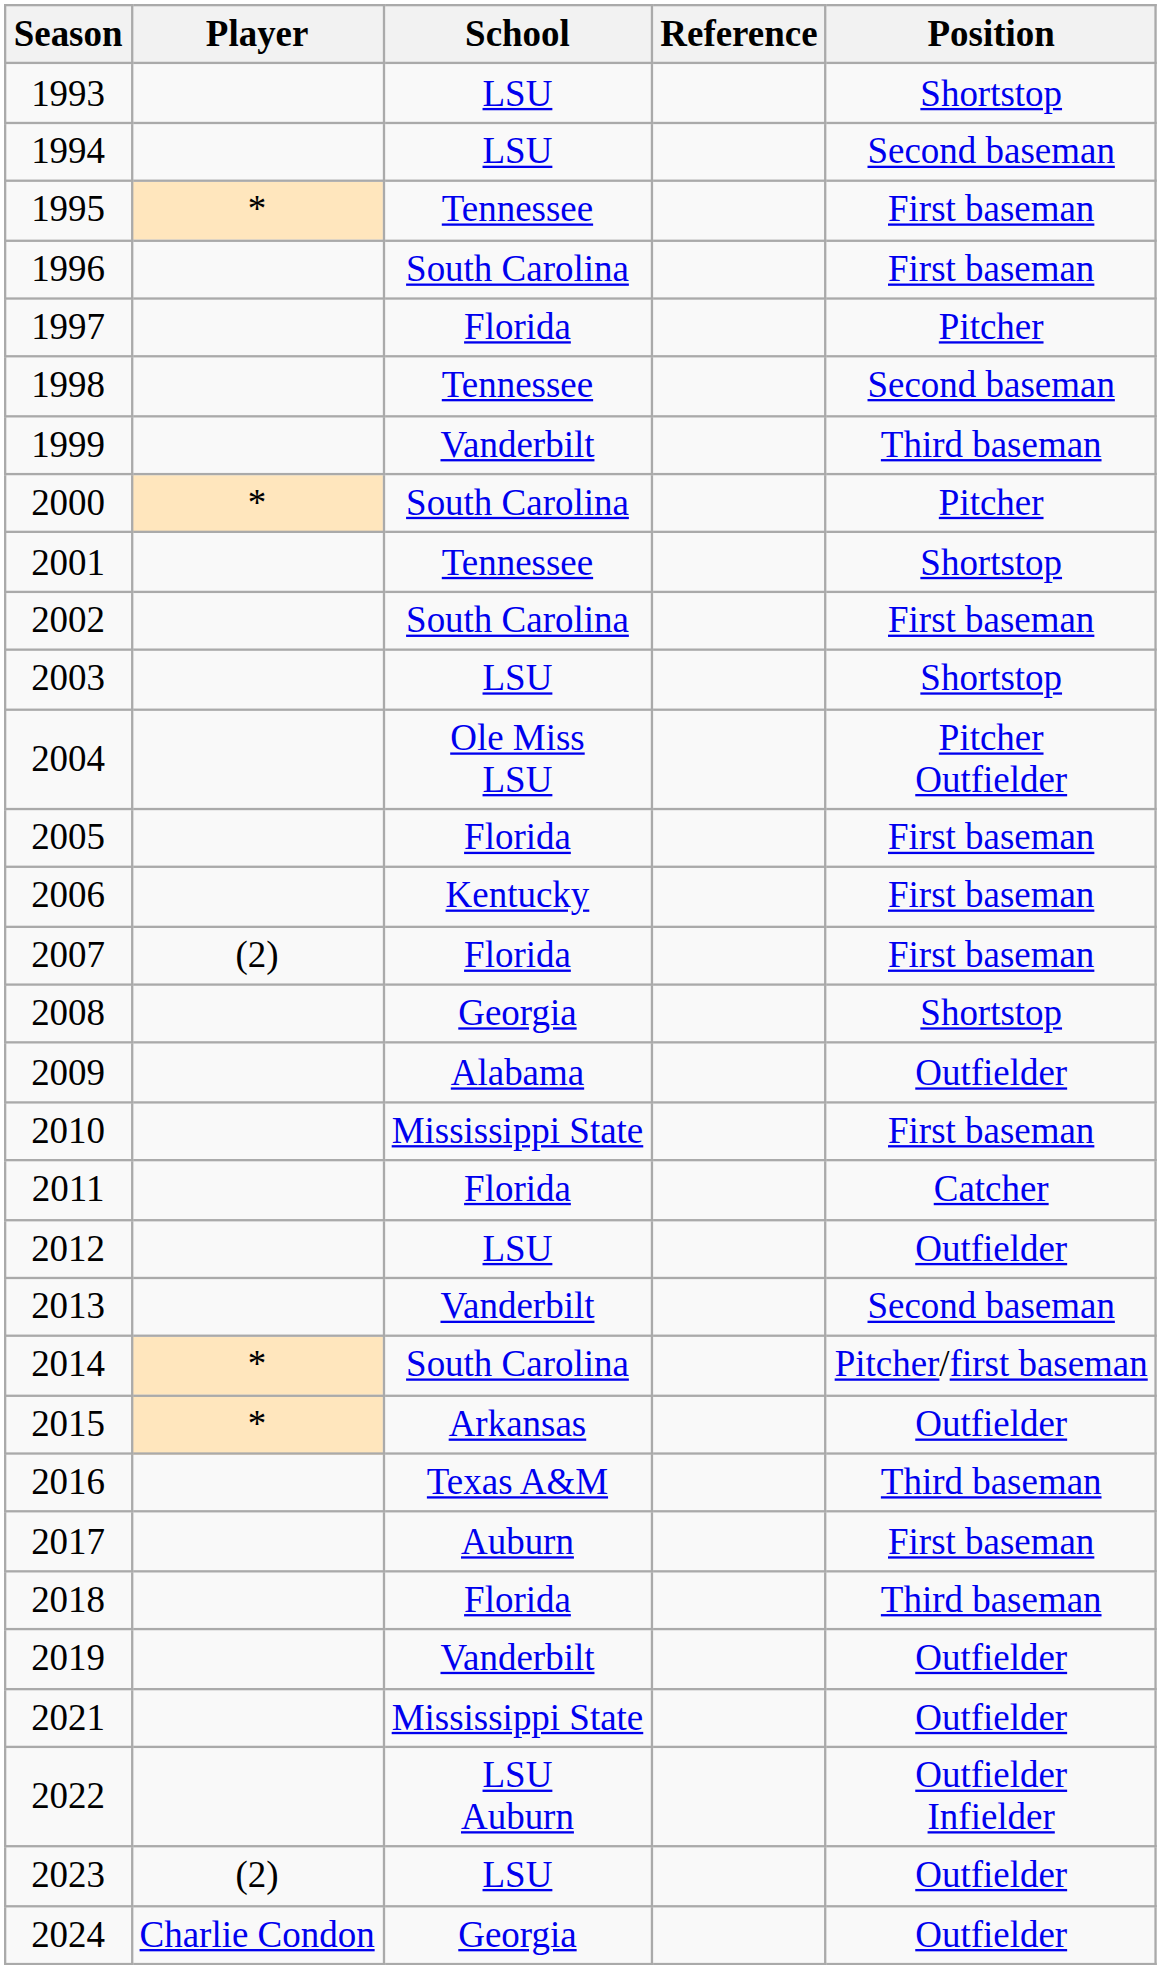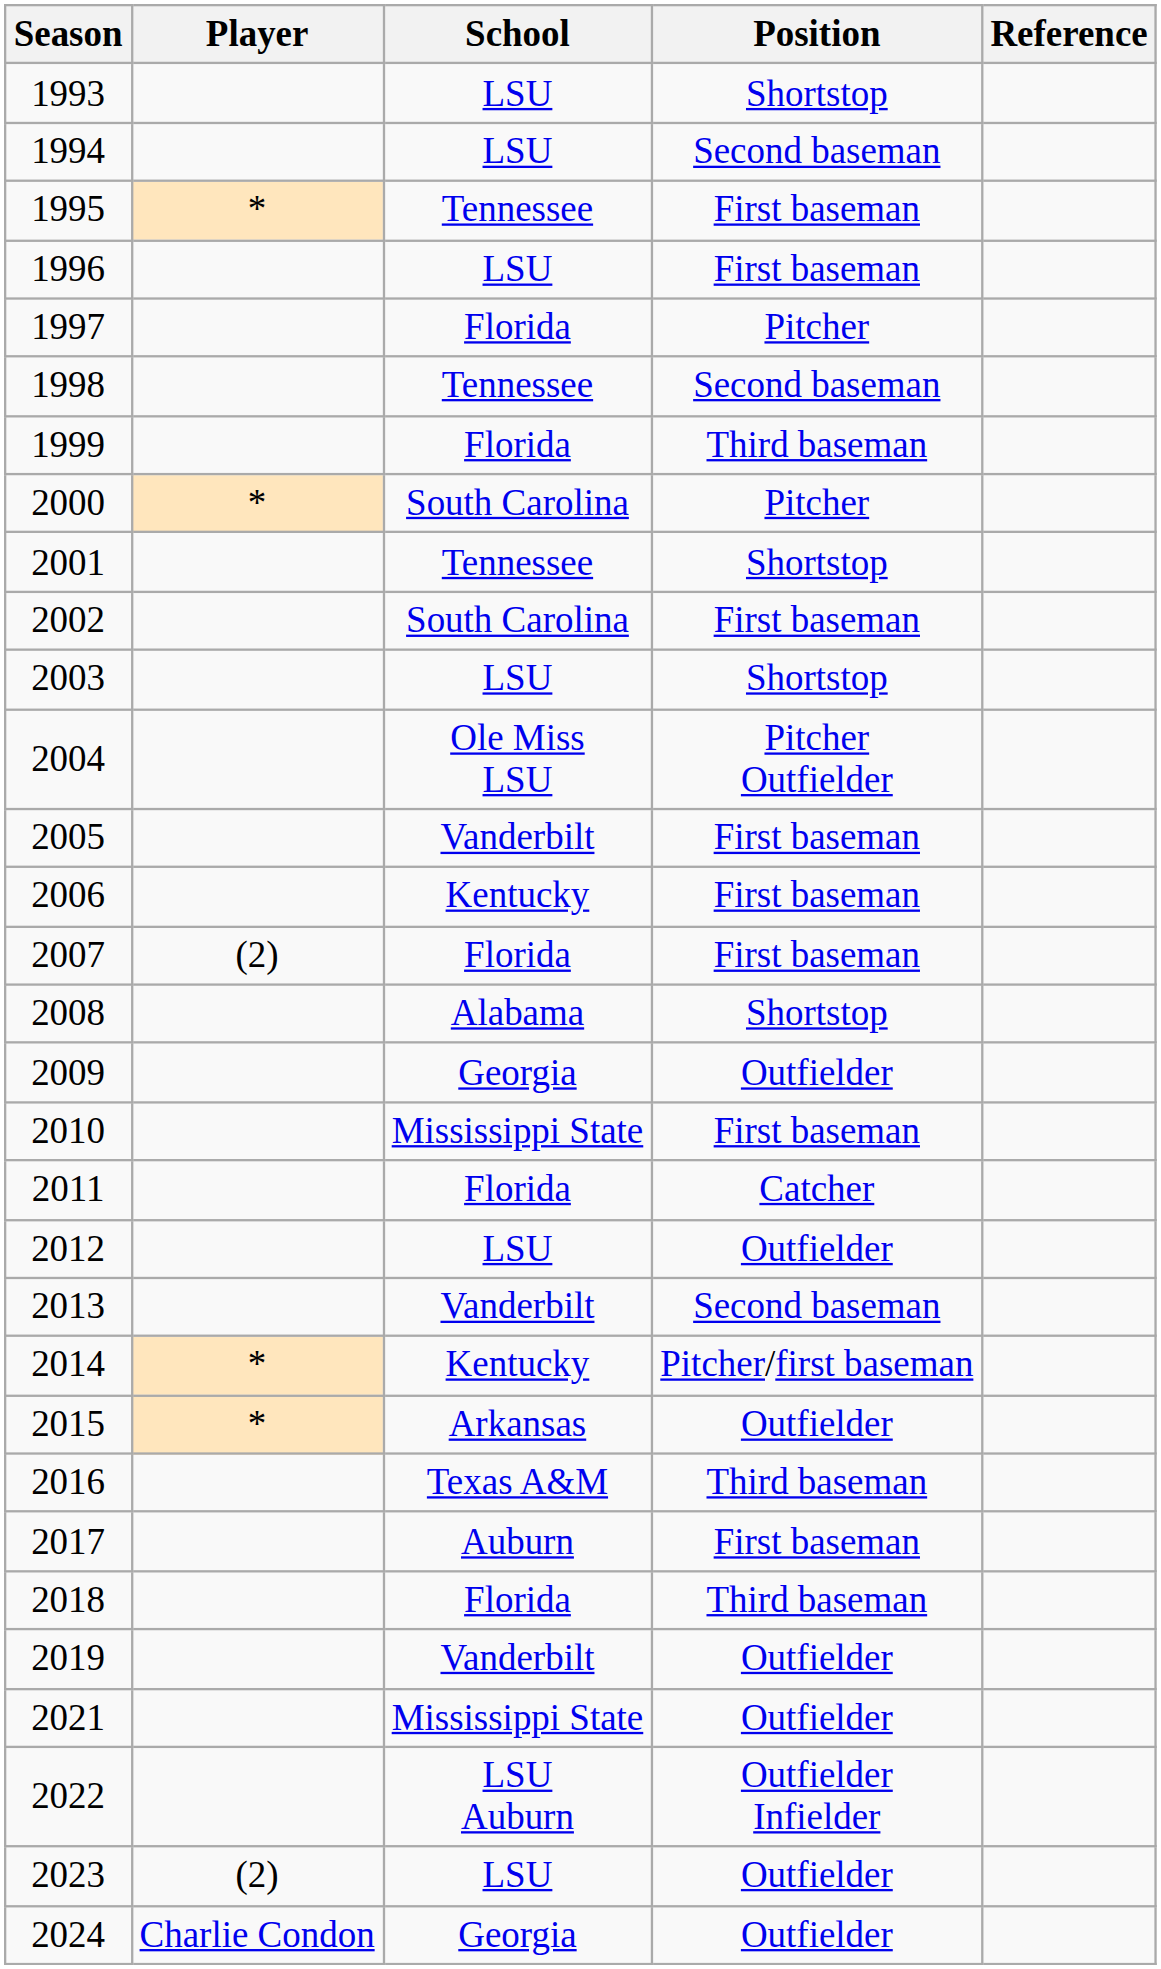columns swapped: (991, 33) <-> (739, 33)
(517, 268) South Carolina -> (517, 268) LSU
(517, 444) Vanderbilt -> (517, 444) Florida
(517, 837) Florida -> (517, 837) Vanderbilt
(517, 1013) Georgia -> (517, 1013) Alabama
(517, 1071) Alabama -> (517, 1071) Georgia
(517, 1364) South Carolina -> (517, 1364) Kentucky
